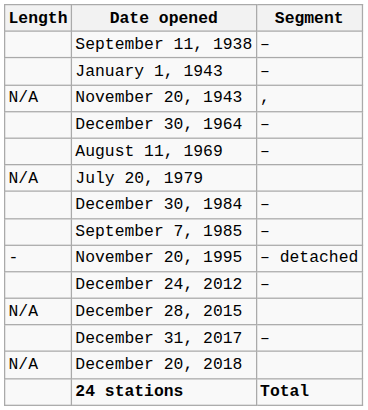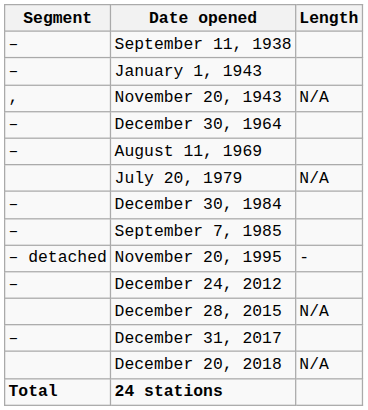columns swapped: (309, 18) <-> (38, 18)
